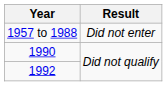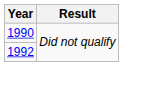- row: (42, 33)
